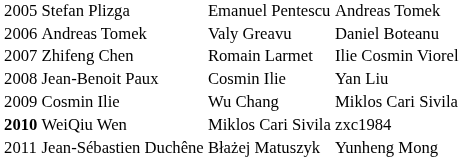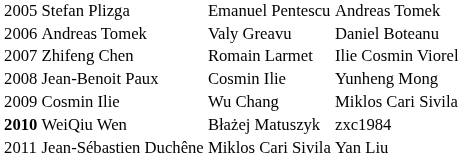(362, 79) Yan Liu -> (387, 79) Yunheng Mong
(269, 124) Miklos Cari Sivila -> (264, 124) Błażej Matuszyk
(264, 147) Błażej Matuszyk -> (269, 147) Miklos Cari Sivila
(387, 147) Yunheng Mong -> (362, 147) Yan Liu
